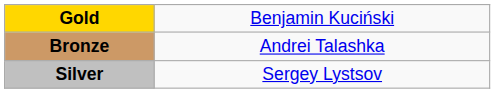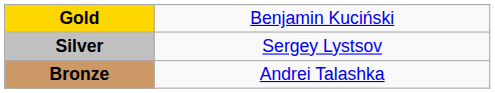rows swapped: (79, 74) <-> (79, 46)
